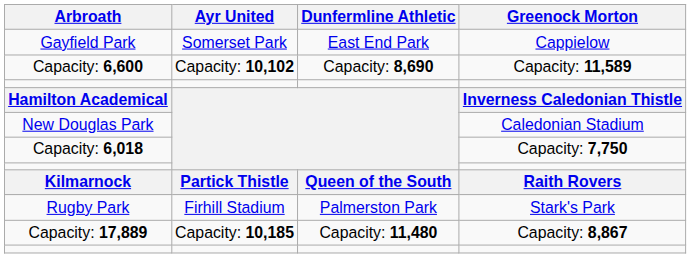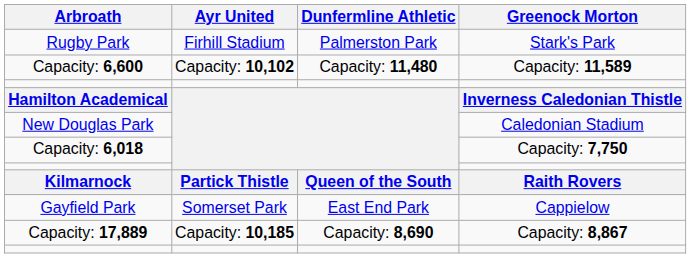rows swapped: (88, 42) <-> (88, 207)
(378, 67) Capacity: 8,690 -> (378, 67) Capacity: 11,480
(378, 232) Capacity: 11,480 -> (378, 232) Capacity: 8,690
